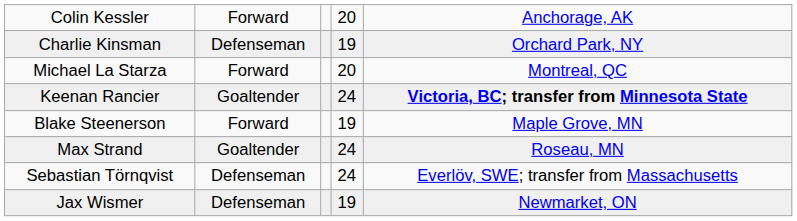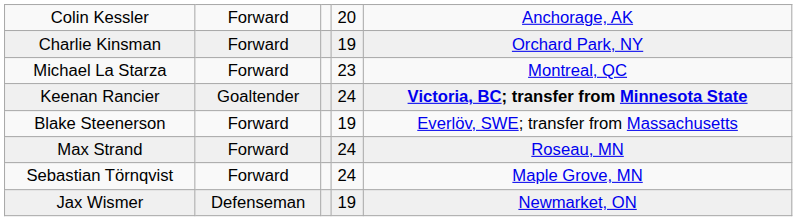(258, 44) Defenseman -> (258, 44) Forward
(347, 70) 20 -> (347, 70) 23
(578, 123) Maple Grove, MN -> (578, 123) Everlöv, SWE; transfer from Massachusetts
(258, 149) Goaltender -> (258, 149) Forward
(258, 176) Defenseman -> (258, 176) Forward
(578, 176) Everlöv, SWE; transfer from Massachusetts -> (578, 176) Maple Grove, MN
